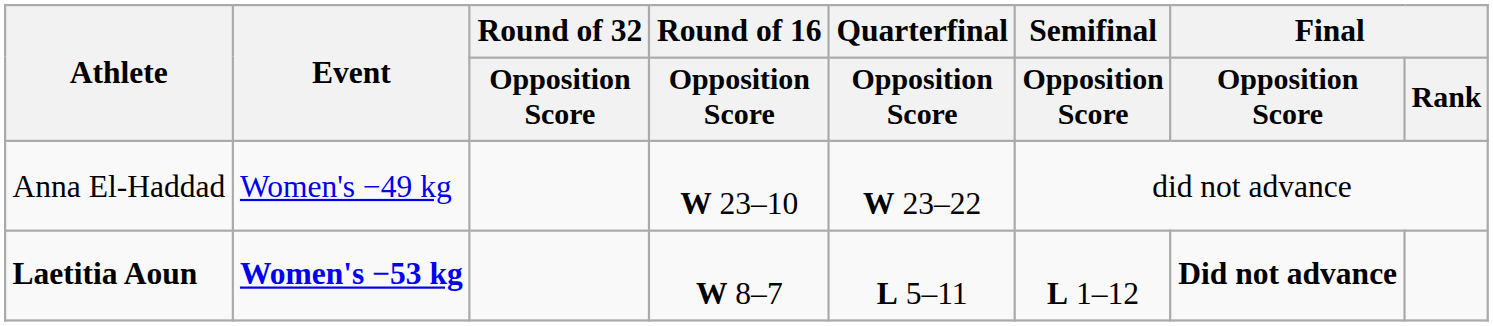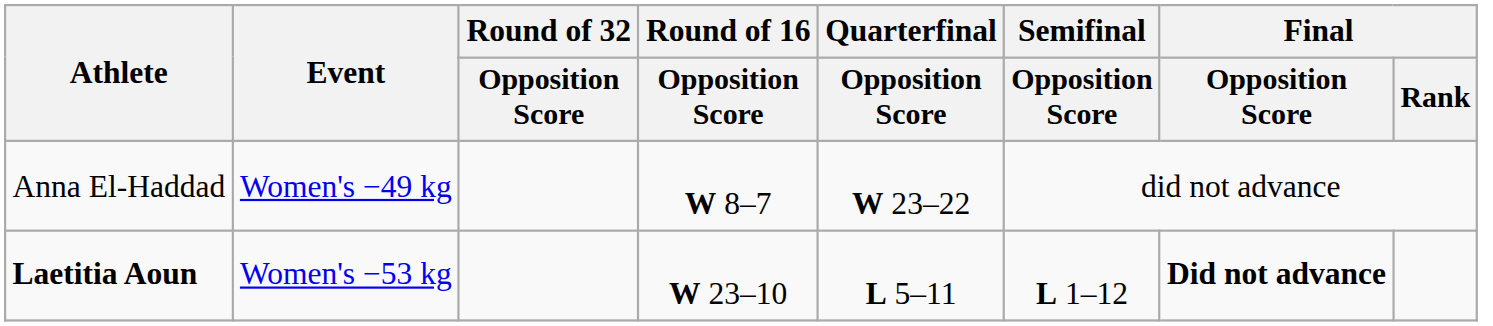(739, 204) W 23–10 -> (728, 204) W 8–7
(351, 275) bold -> (346, 275) normal
(739, 293) W 8–7 -> (728, 293) W 23–10
